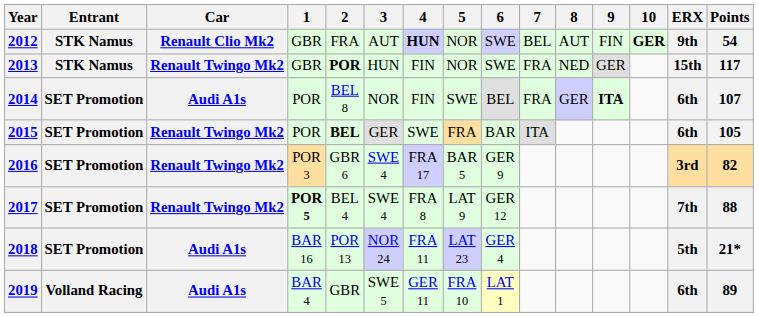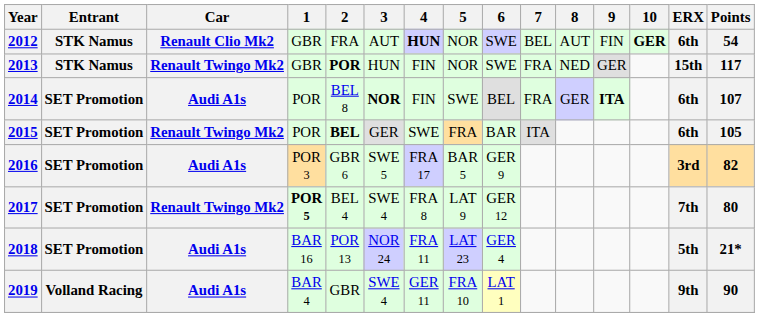(687, 41) 9th -> (688, 41) 6th
(383, 99) normal -> (384, 99) bold
(217, 165) Renault Twingo Mk2 -> (217, 165) Audi A1s
(383, 165) SWE 4 -> (384, 165) SWE 5
(730, 207) 88 -> (731, 207) 80
(383, 291) SWE 5 -> (384, 291) SWE 4
(687, 291) 6th -> (688, 291) 9th
(730, 291) 89 -> (731, 291) 90
